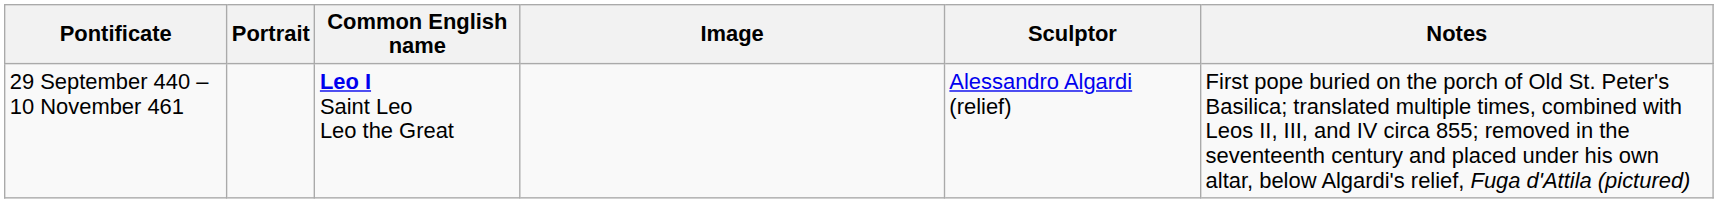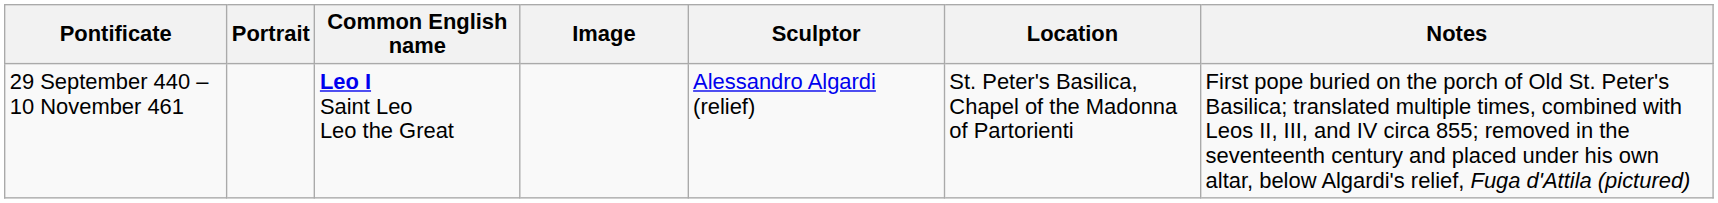+ column: (1072, 34)
